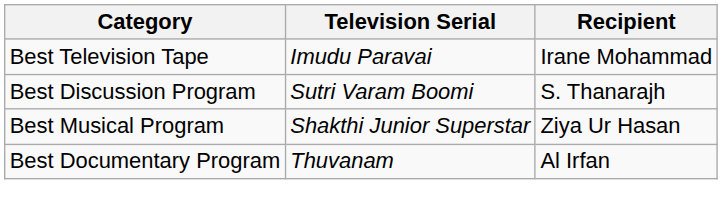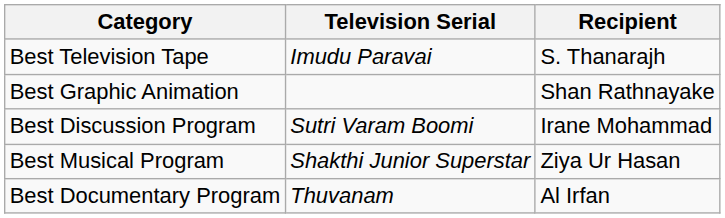(626, 56) Irane Mohammad -> (603, 56) S. Thanarajh
+ row: (124, 91)
(603, 91) S. Thanarajh -> (626, 126) Irane Mohammad
